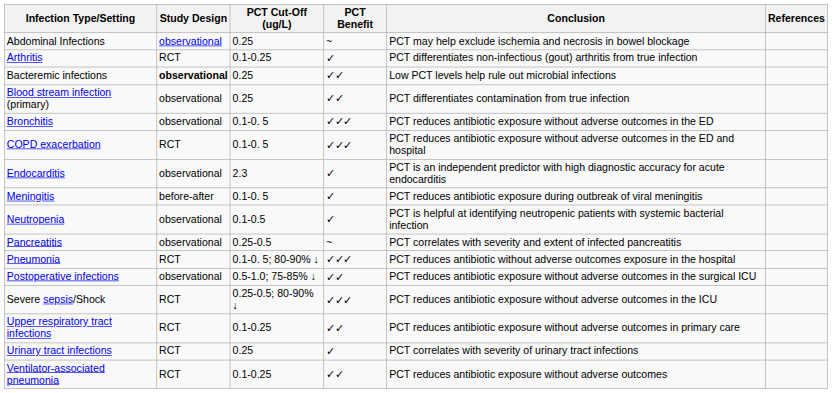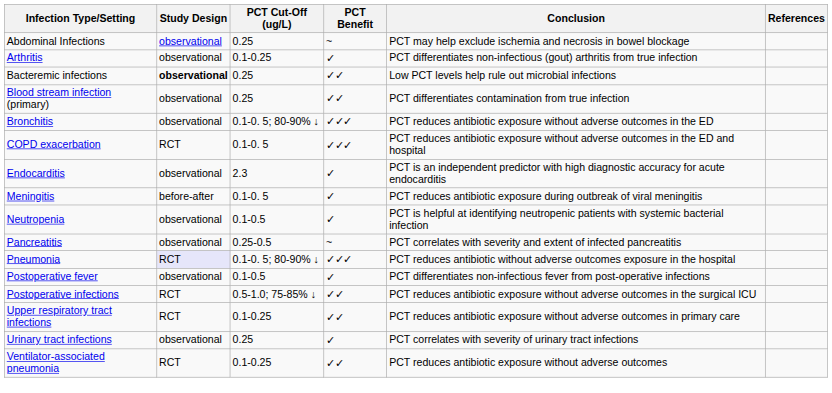(170, 58) RCT -> (190, 58) observational
(251, 122) 0.1-0. 5 -> (276, 122) 0.1-0. 5; 80-90% ↓
(170, 259) no background -> (170, 259) lavender background
+ row: (52, 276)
(190, 276) observational -> (170, 294) RCT
- row: (56, 299)
(170, 351) RCT -> (190, 340) observational
